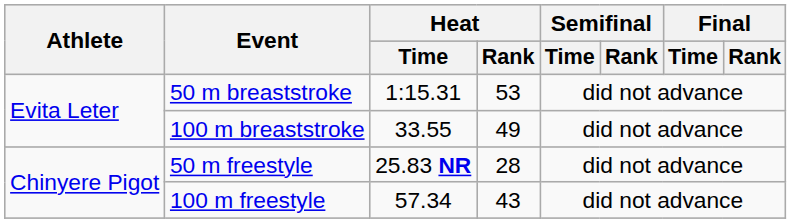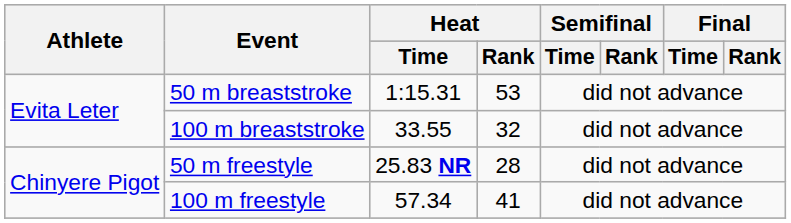(508, 129) 49 -> (508, 129) 32
(508, 201) 43 -> (508, 201) 41
